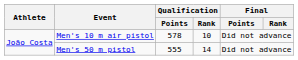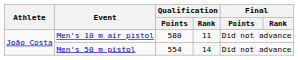(175, 36) 578 -> (175, 36) 580
(207, 36) 10 -> (207, 36) 11
(175, 49) 555 -> (175, 49) 554
